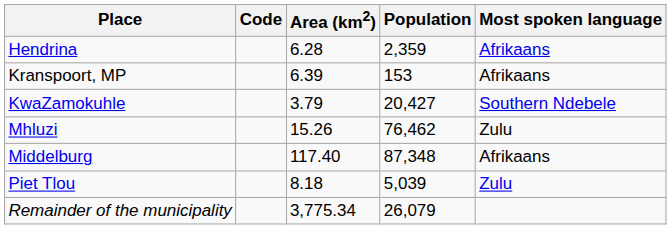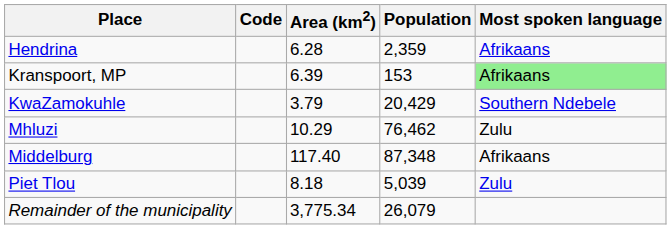(515, 76) no background -> (515, 76) lightgreen background
(410, 103) 20,427 -> (410, 103) 20,429
(311, 130) 15.26 -> (311, 130) 10.29
